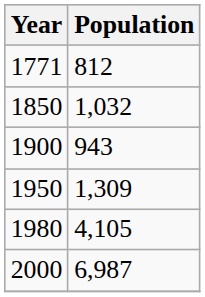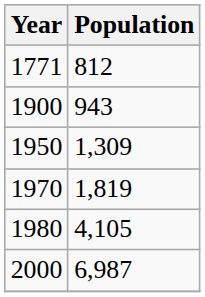- row: (37, 106)
+ row: (37, 188)
